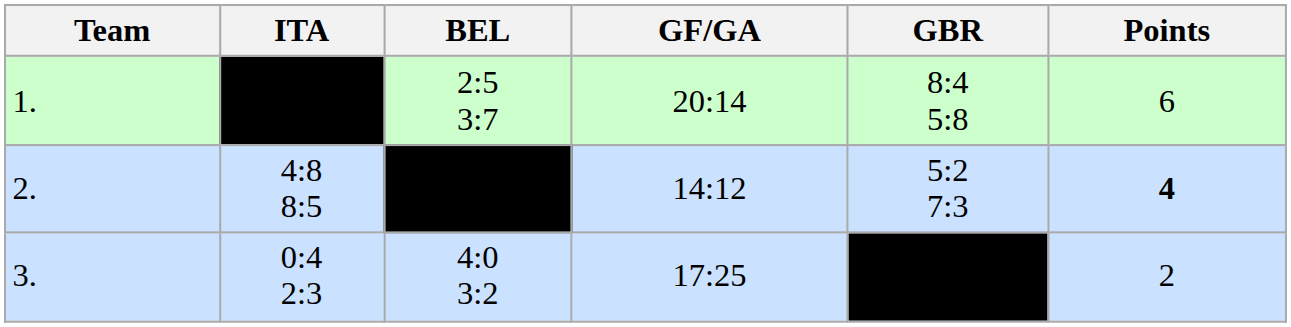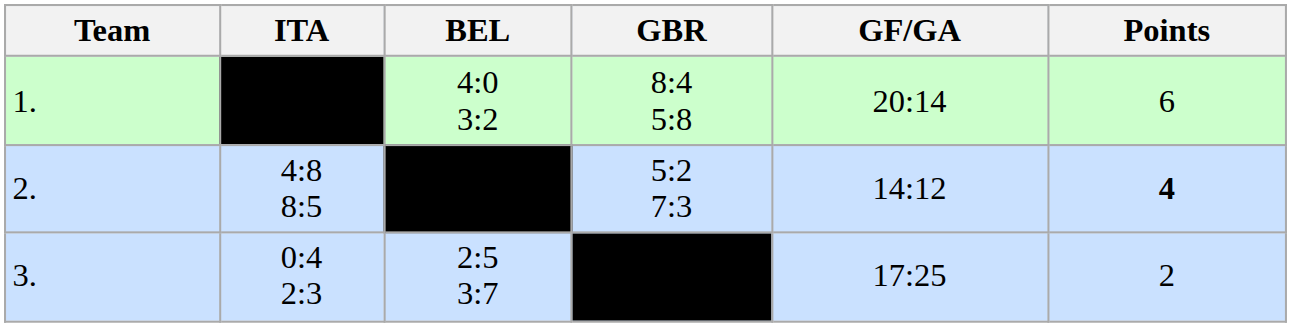columns swapped: (948, 30) <-> (710, 30)
(478, 100) 2:5 3:7 -> (478, 100) 4:0 3:2
(478, 276) 4:0 3:2 -> (478, 276) 2:5 3:7
